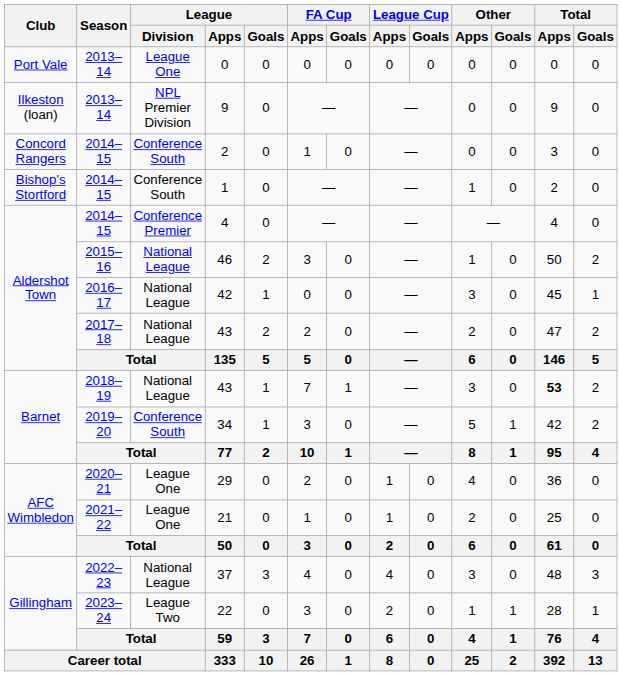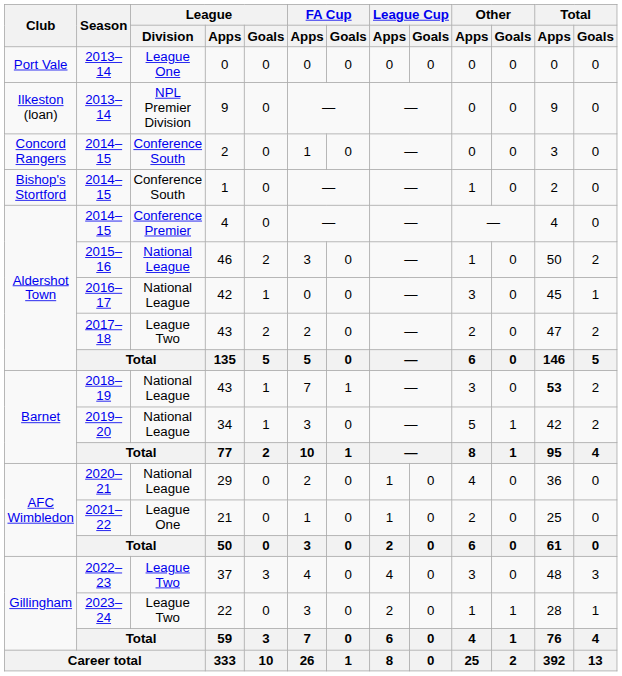(168, 331) National League -> (168, 331) League Two
(168, 424) Conference South -> (168, 424) National League
(168, 481) League One -> (168, 481) National League
(168, 574) National League -> (168, 574) League Two
